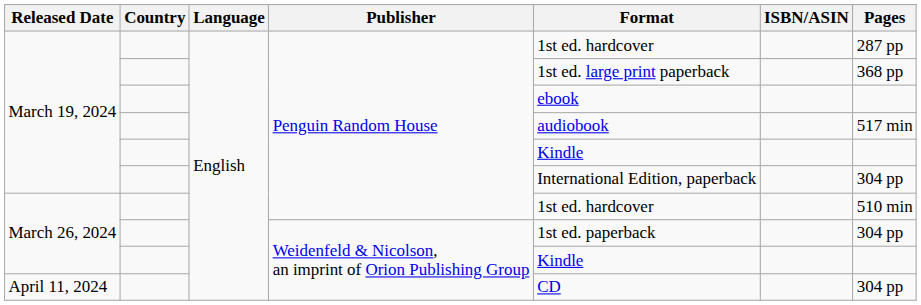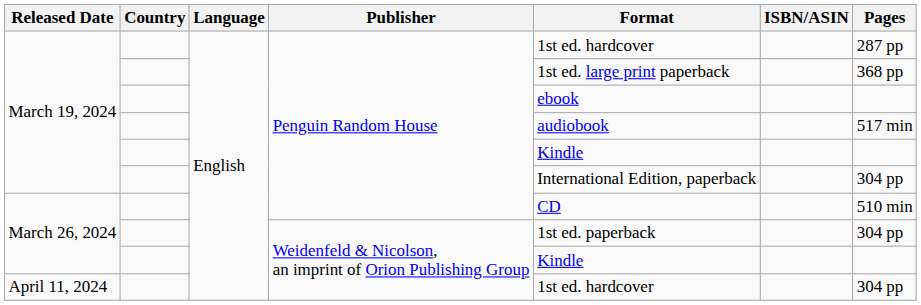(595, 206) 1st ed. hardcover -> (549, 206) CD
(549, 286) CD -> (595, 286) 1st ed. hardcover
